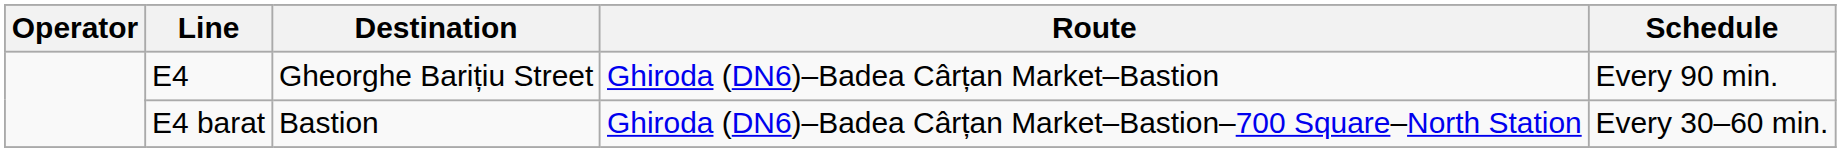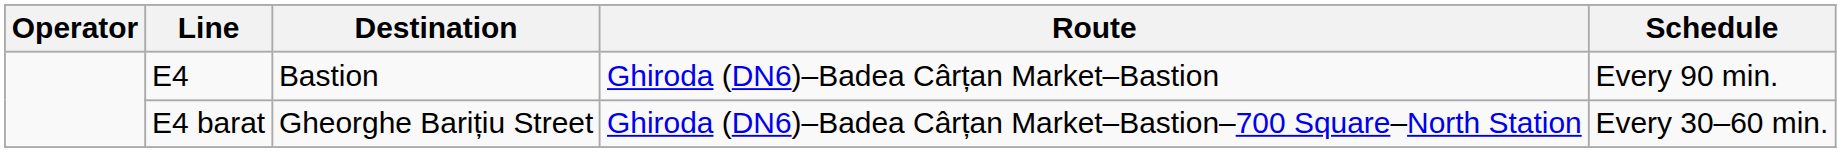(436, 75) Gheorghe Barițiu Street -> (329, 75) Bastion
(329, 123) Bastion -> (436, 123) Gheorghe Barițiu Street
